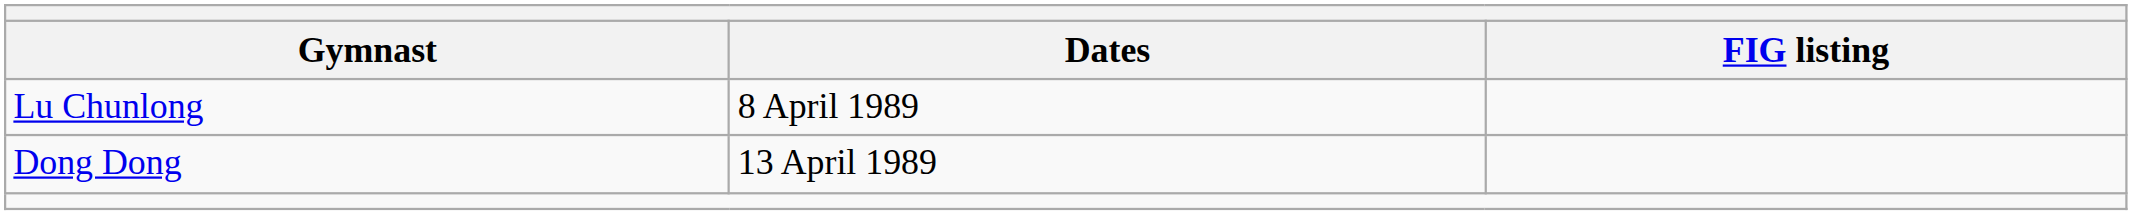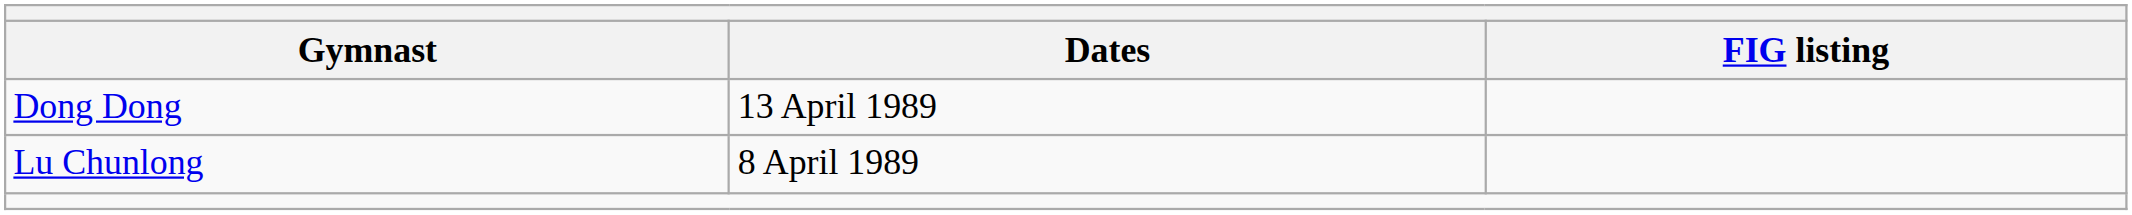rows swapped: (98, 163) <-> (108, 106)
